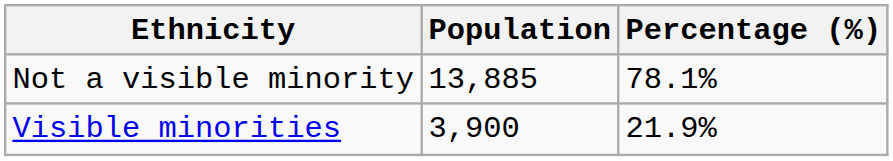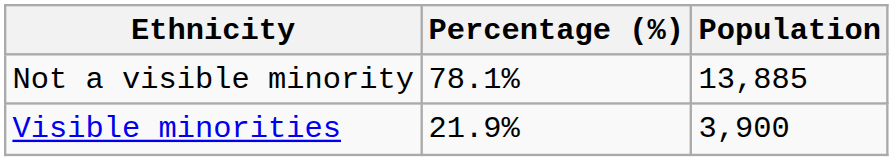columns swapped: (520, 30) <-> (753, 30)
